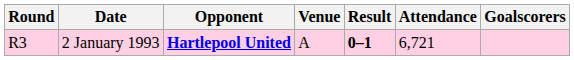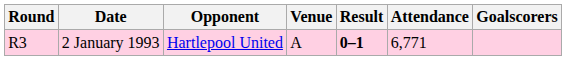(229, 42) bold -> (225, 42) normal
(417, 42) 6,721 -> (409, 42) 6,771
